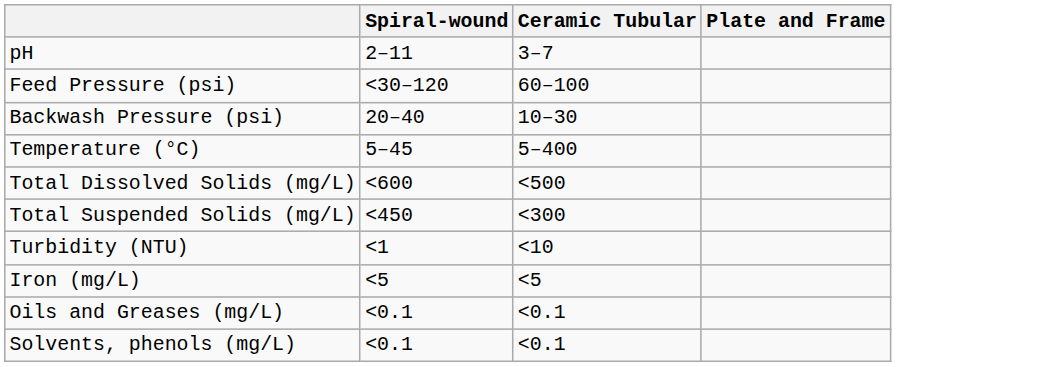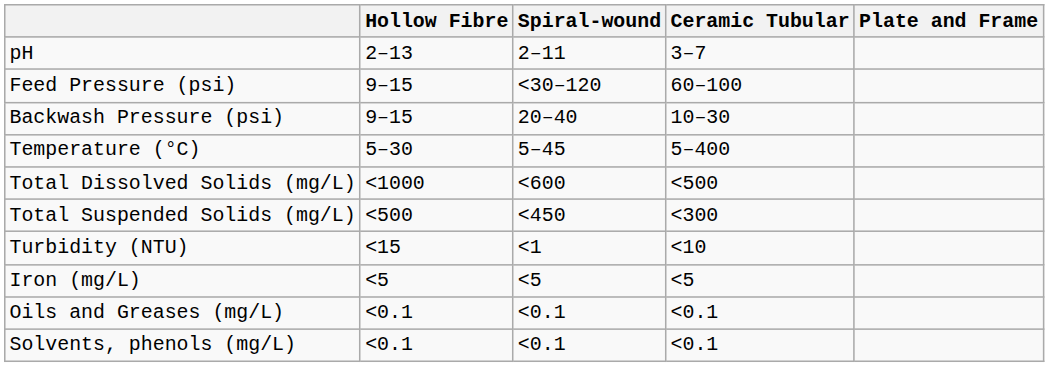+ column: (437, 21)
